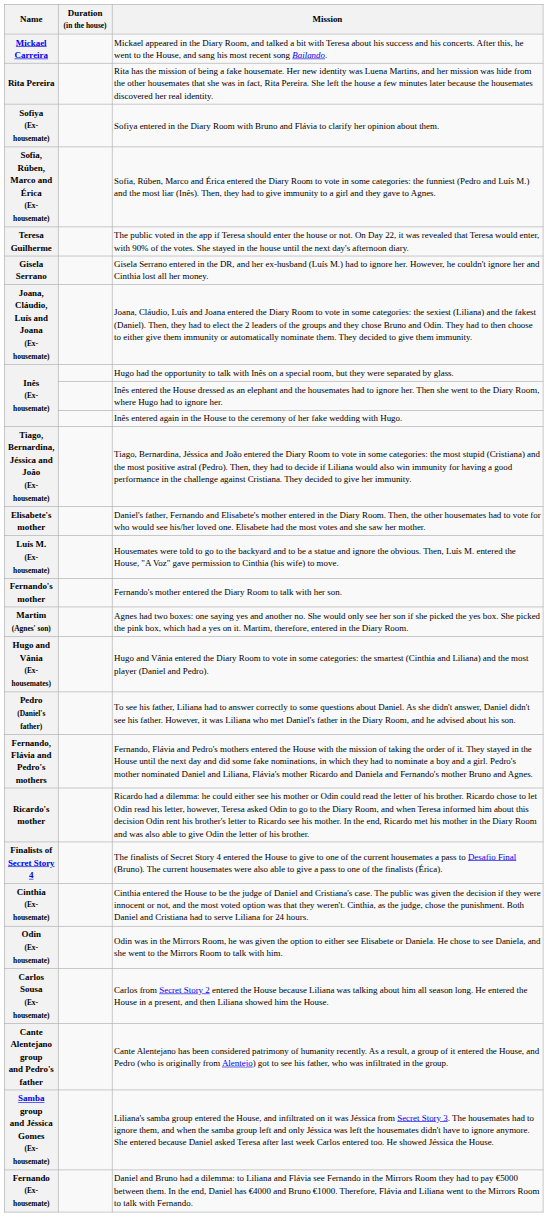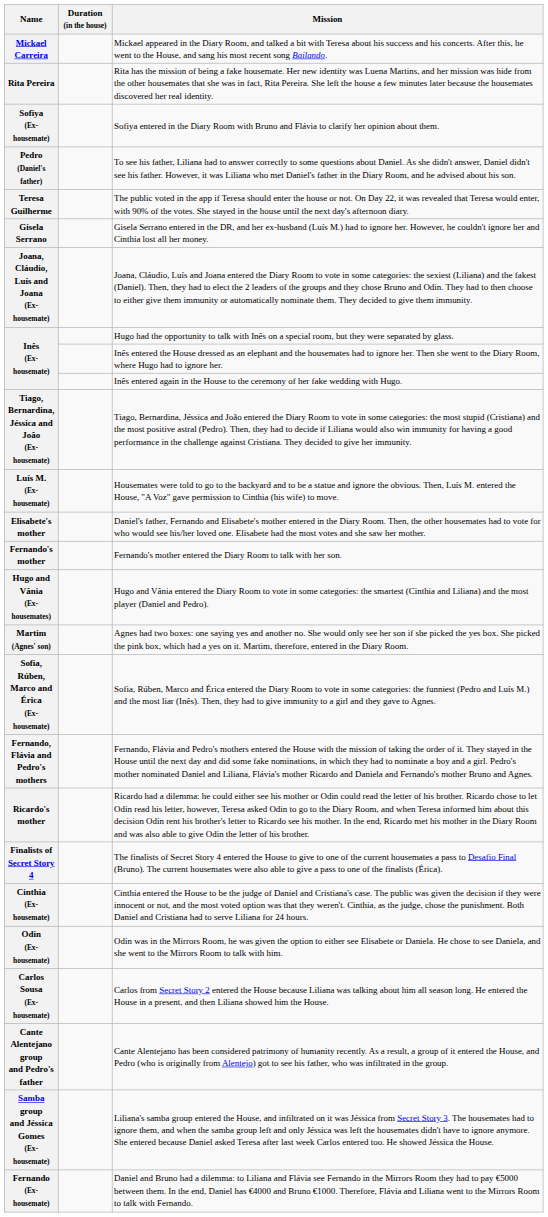rows swapped: (31, 187) <-> (31, 713)
rows swapped: (31, 521) <-> (31, 557)
rows swapped: (31, 622) <-> (31, 664)
